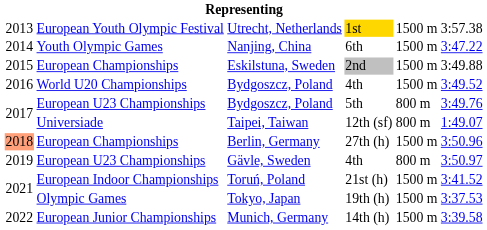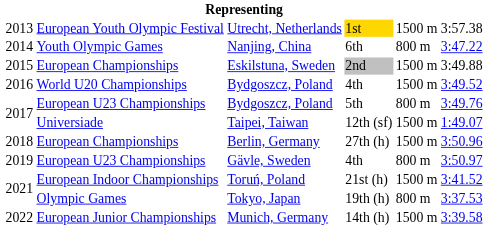(417, 47) 1500 m -> (413, 47) 800 m
(413, 122) 800 m -> (417, 122) 1500 m
(19, 141) lightsalmon background -> (19, 141) no background
(417, 198) 1500 m -> (413, 198) 800 m
